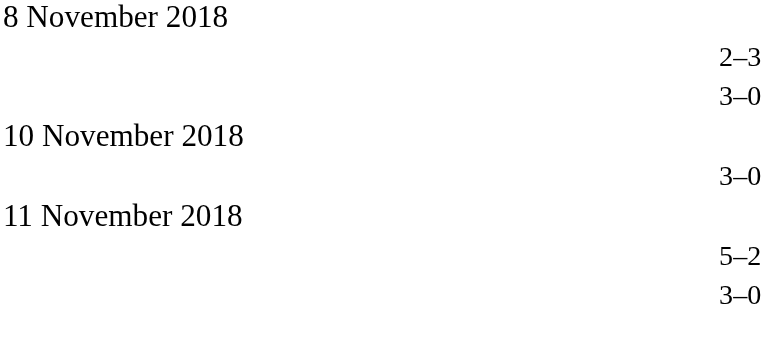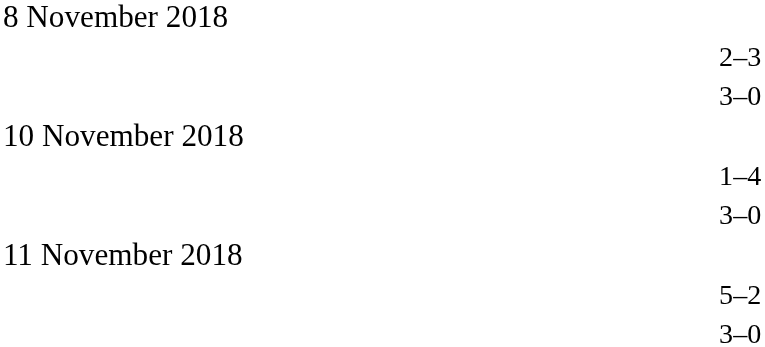+ row: (307, 176)
